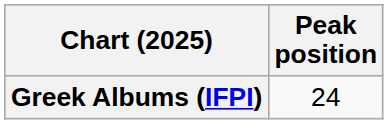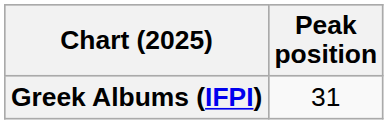(326, 97) 24 -> (326, 97) 31
